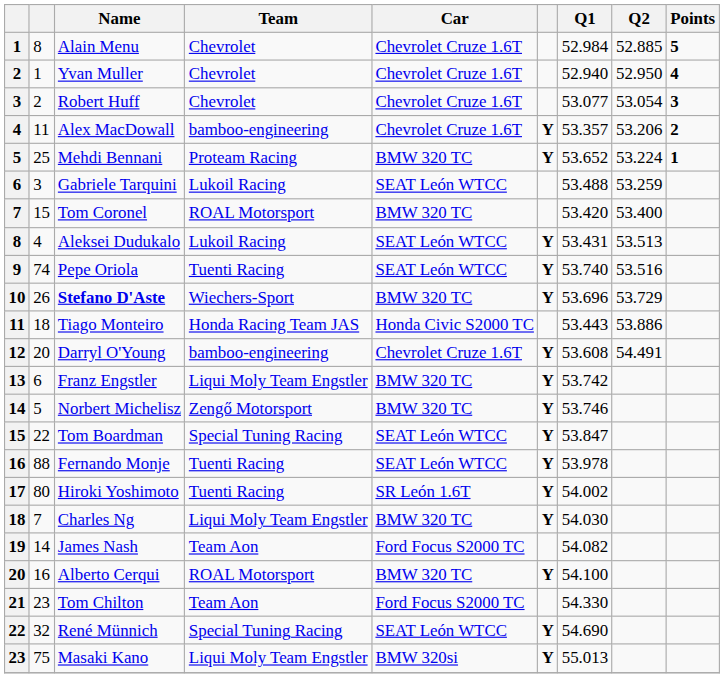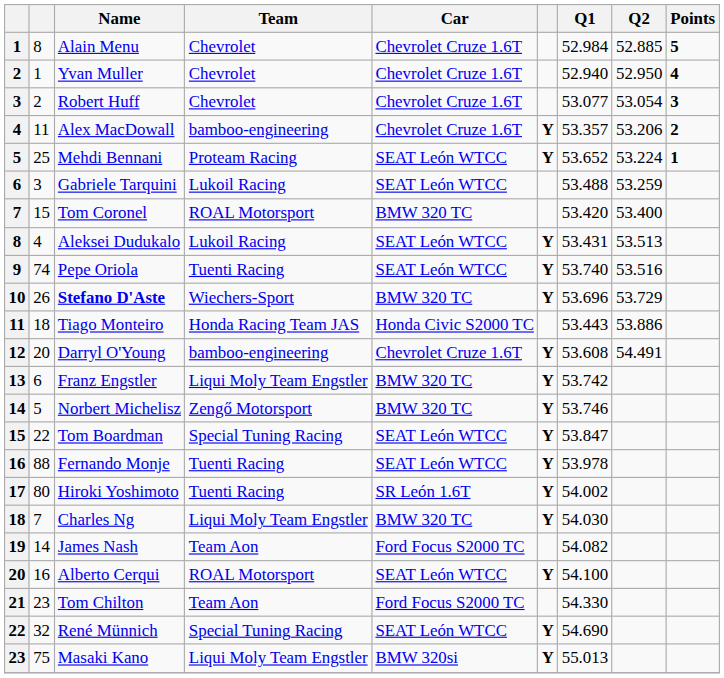(424, 157) BMW 320 TC -> (441, 157) SEAT León WTCC
(424, 574) BMW 320 TC -> (441, 574) SEAT León WTCC
